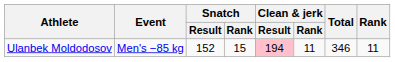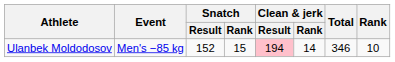(309, 48) 11 -> (309, 48) 14
(373, 48) 11 -> (373, 48) 10
